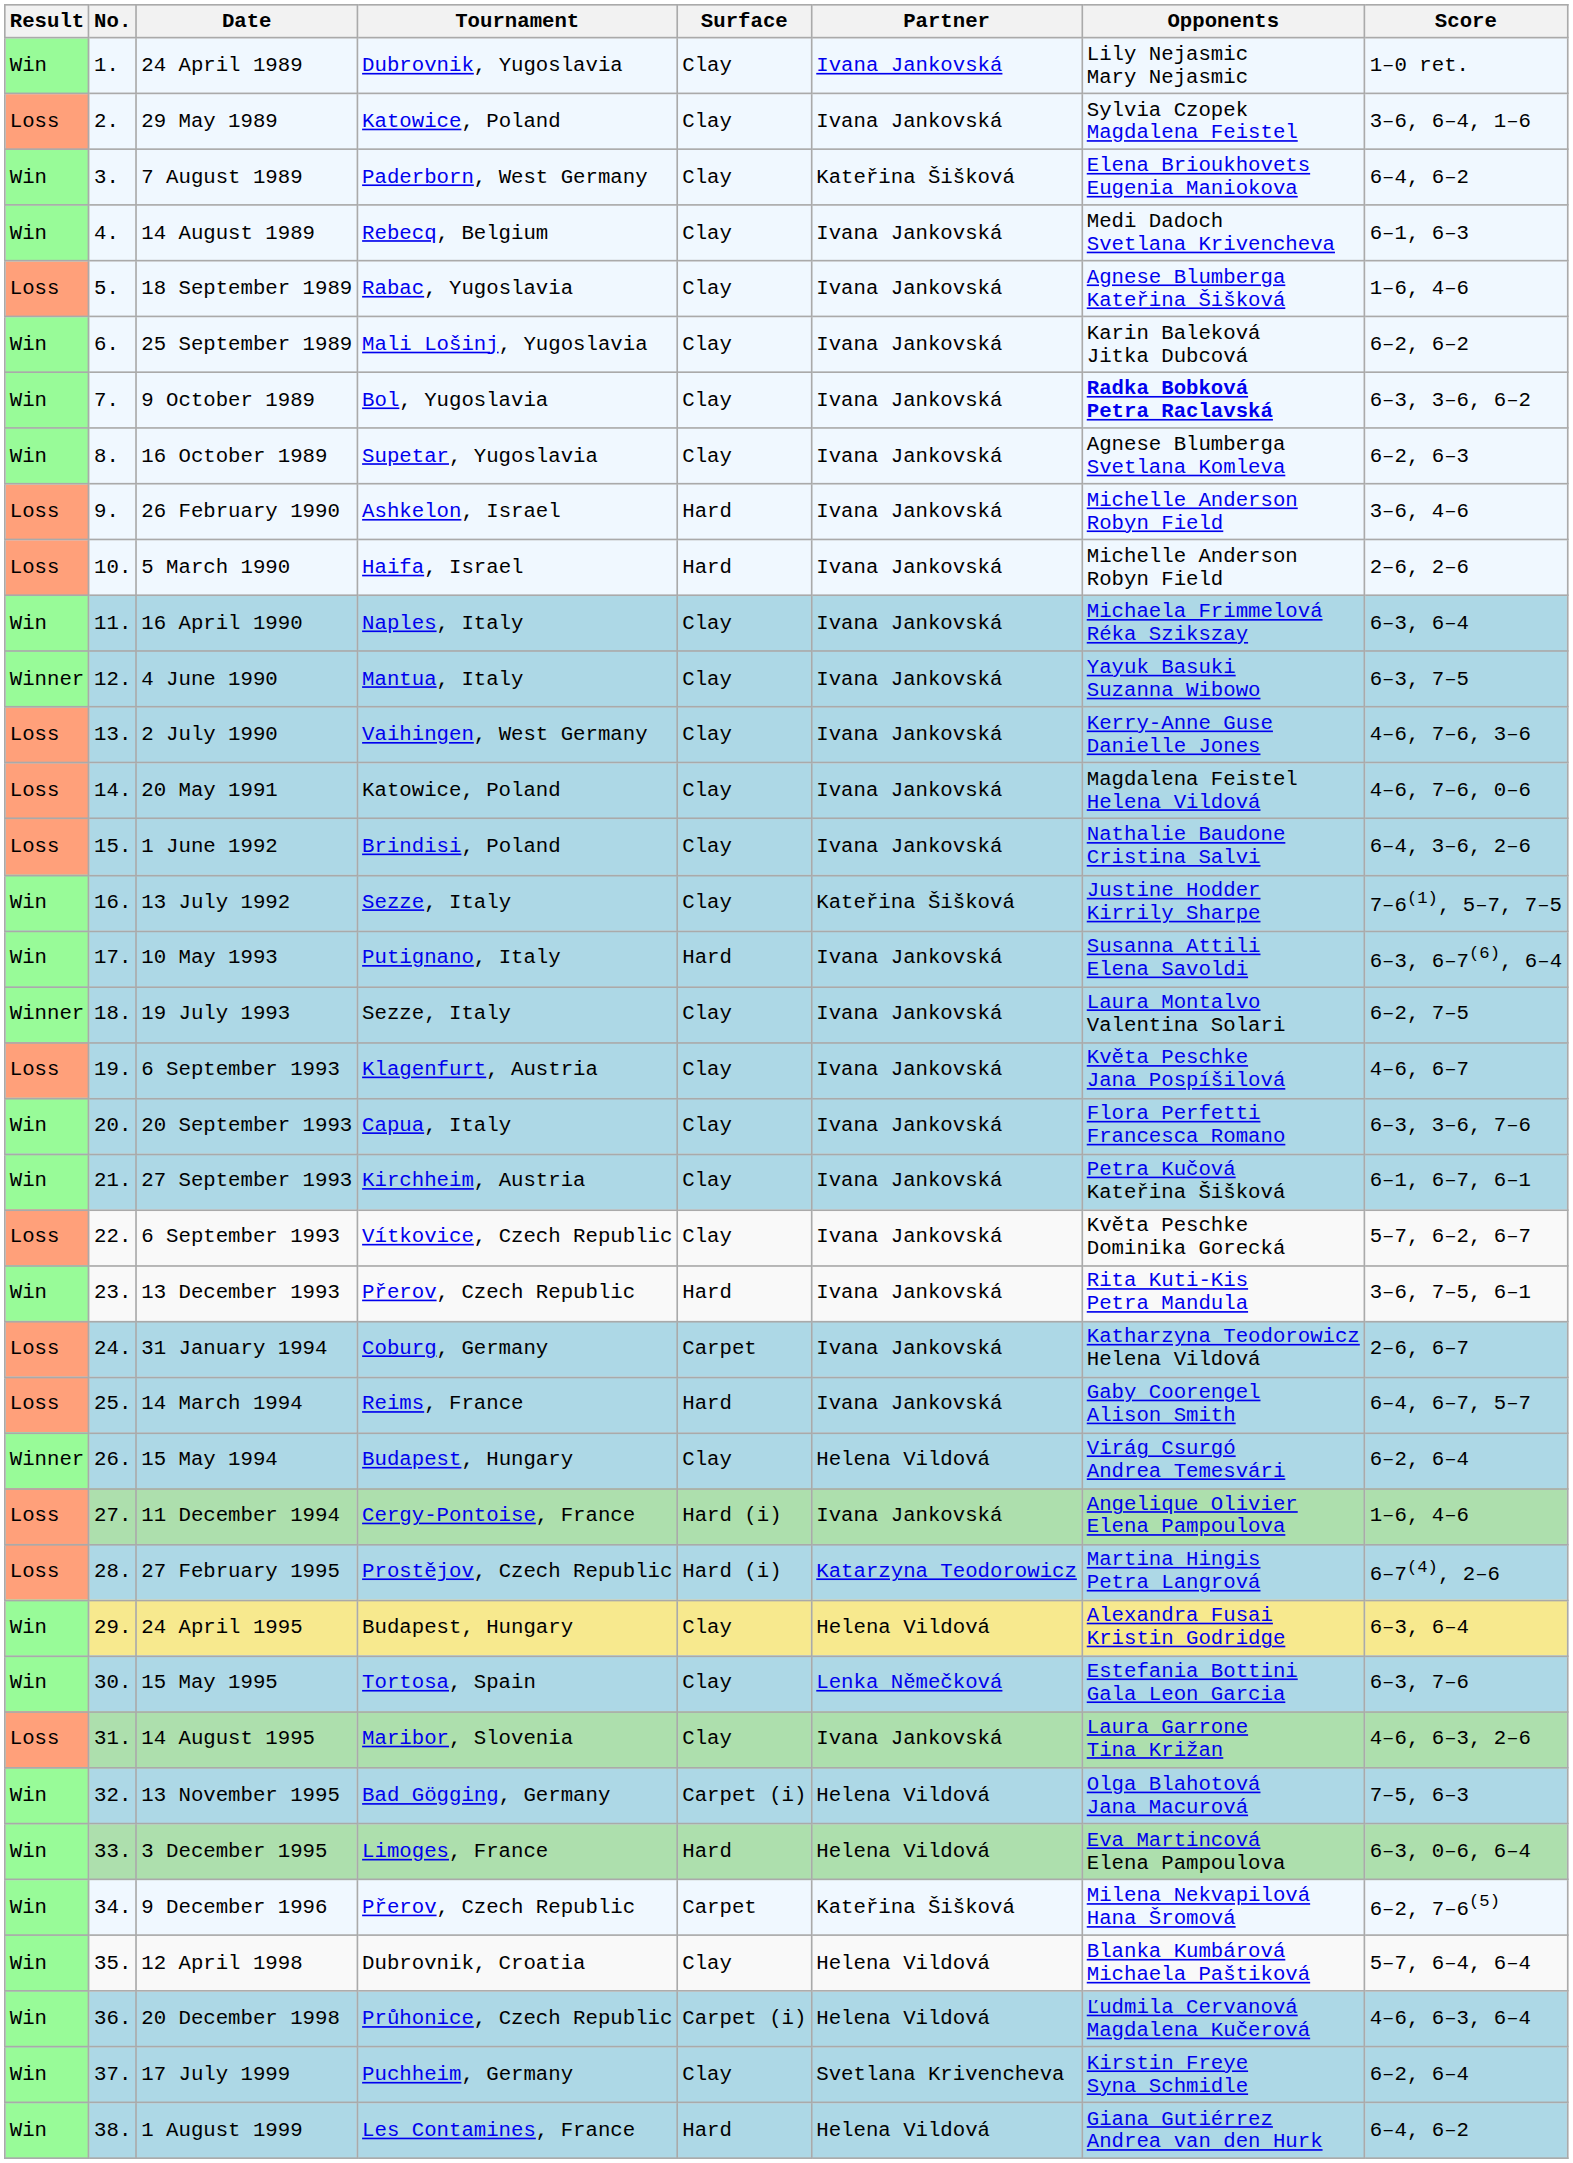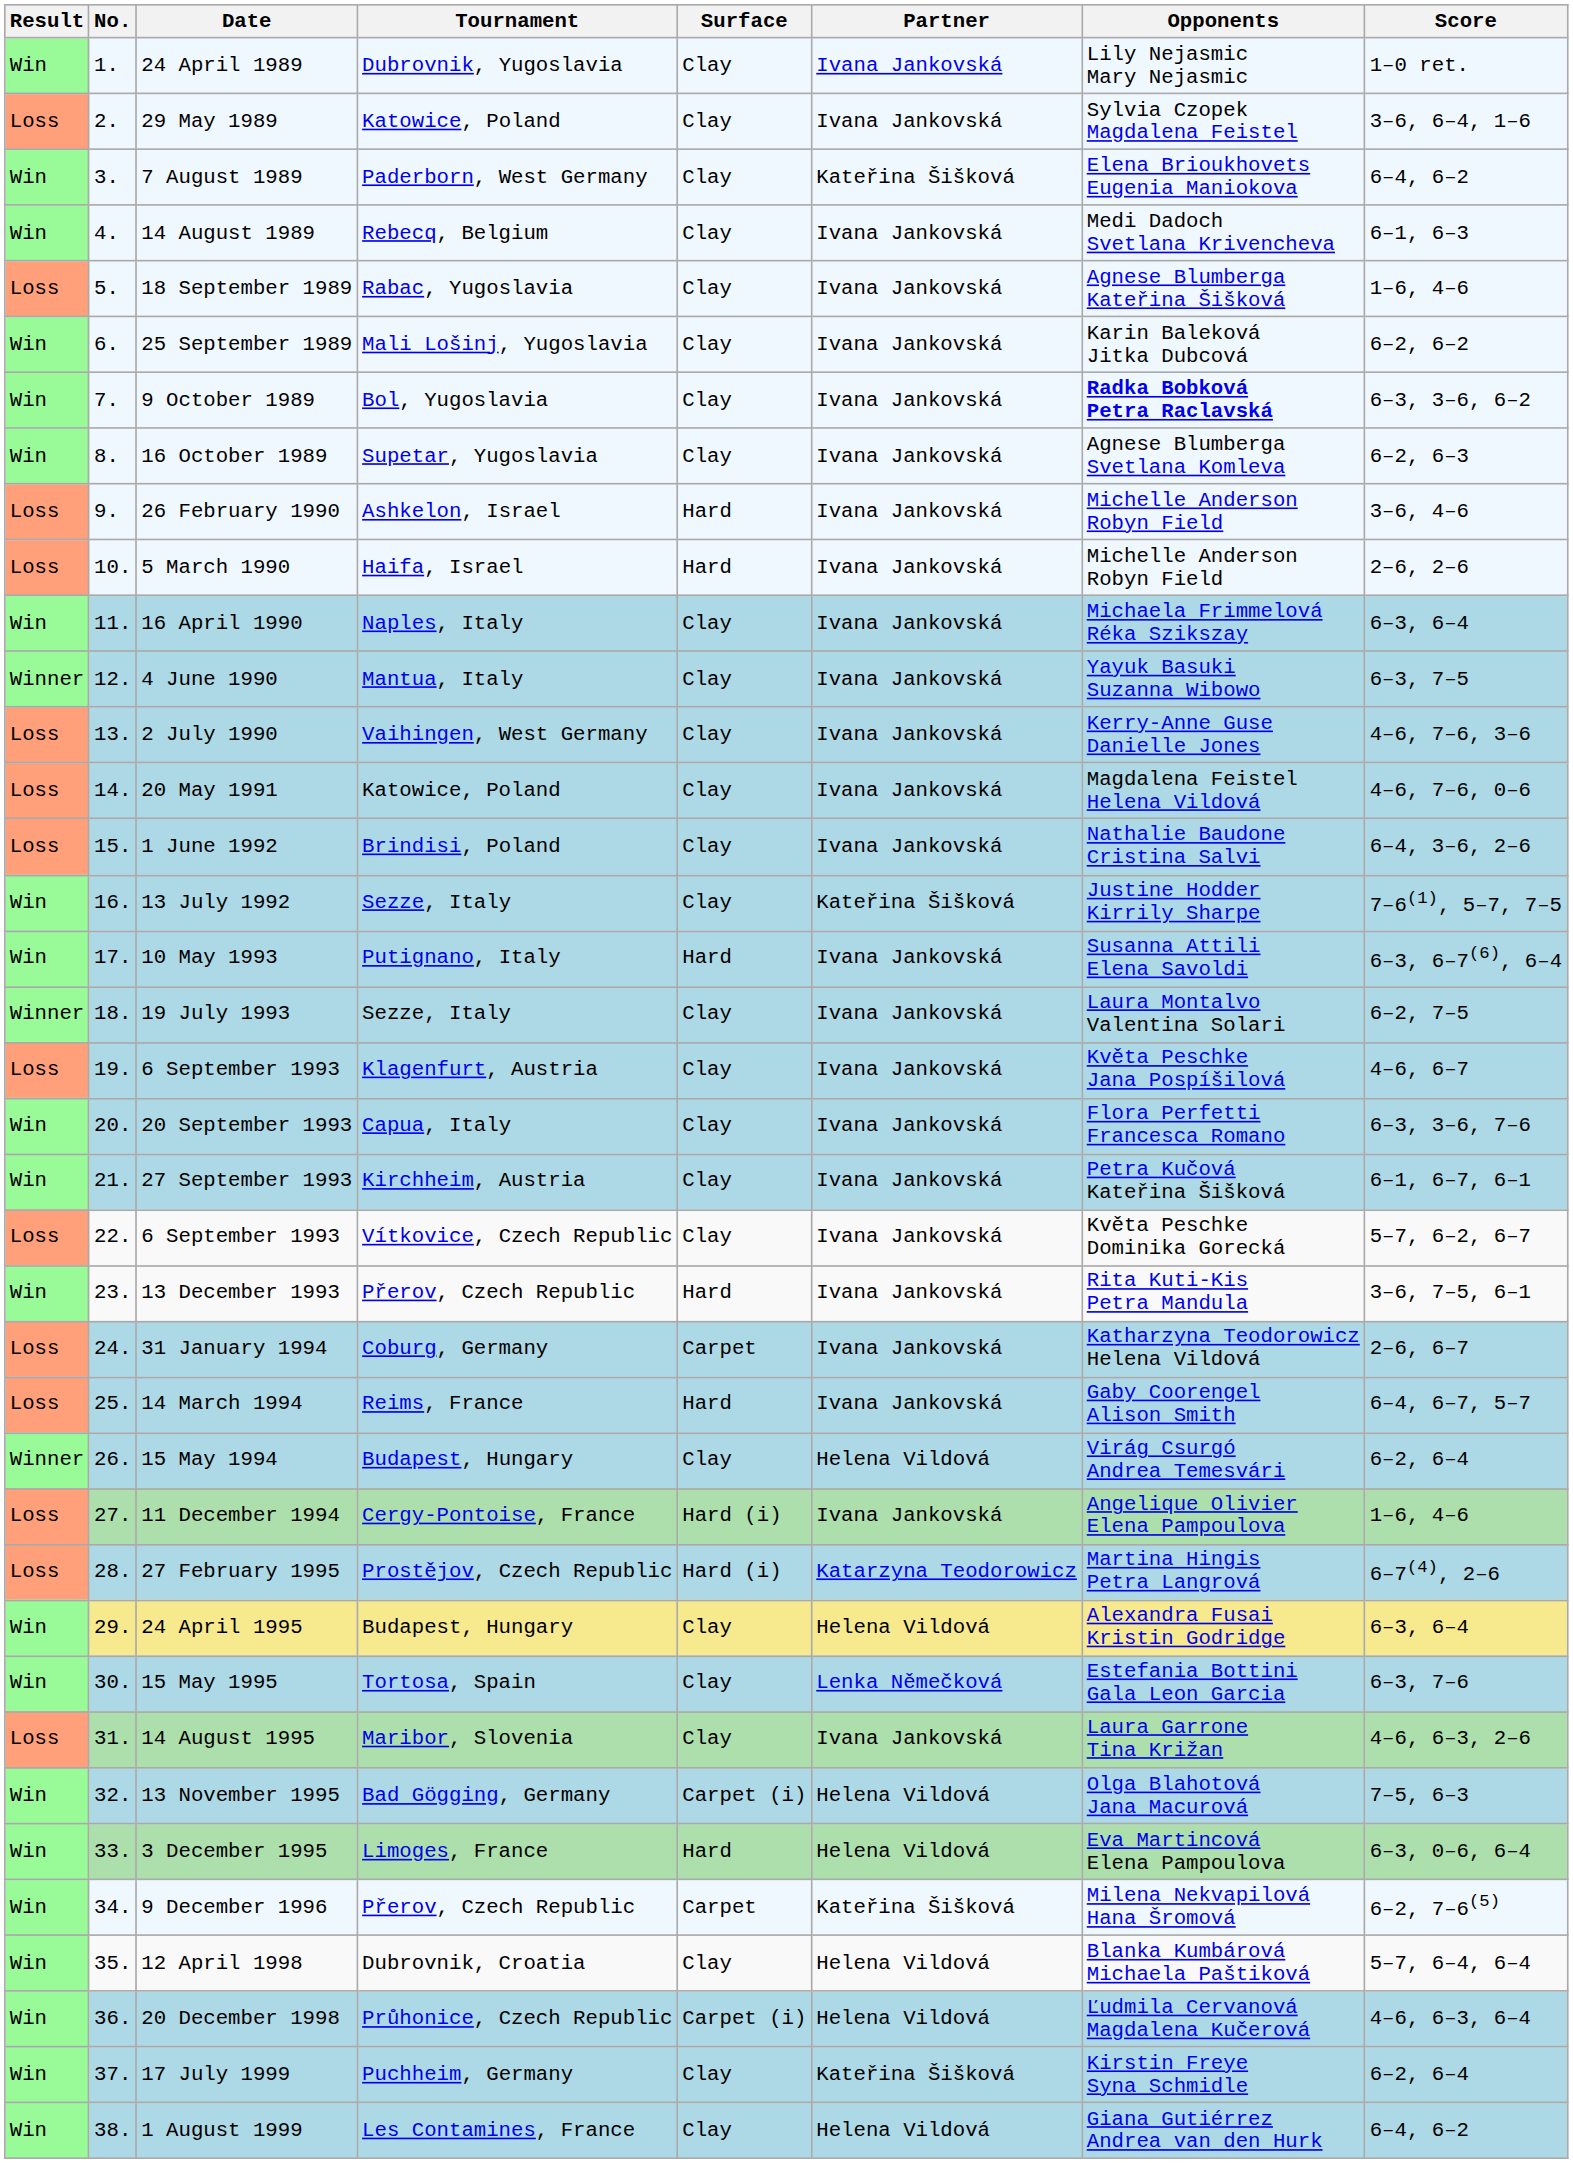(940, 2074) Svetlana Krivencheva -> (916, 2074) Kateřina Šišková
(707, 2130) Hard -> (707, 2130) Clay
